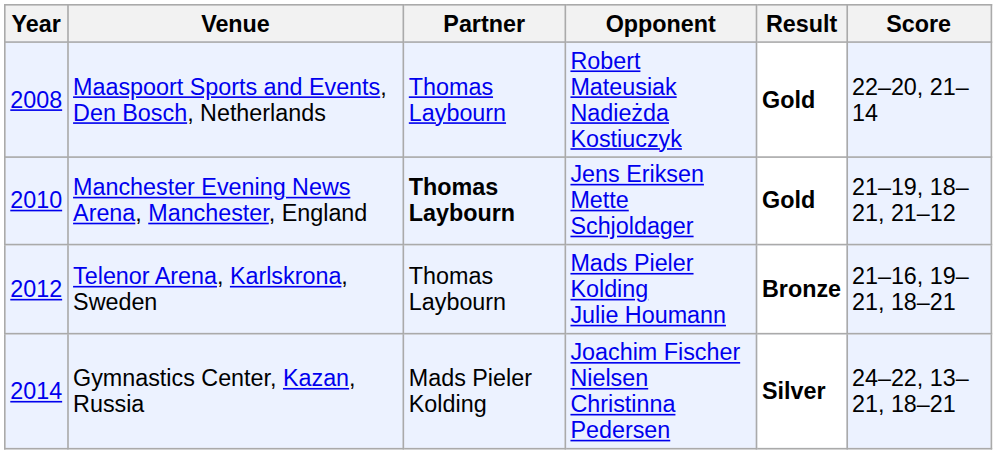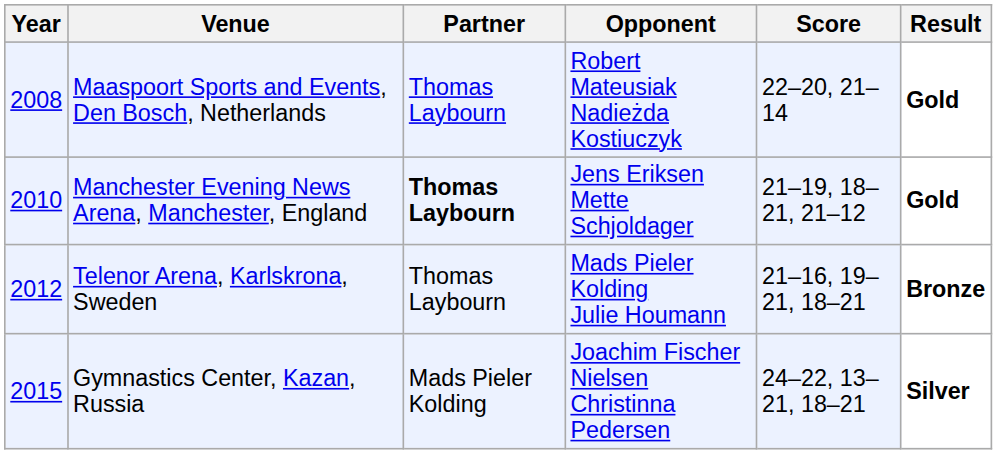columns swapped: (919, 24) <-> (802, 24)
(36, 391) 2014 -> (36, 391) 2015
